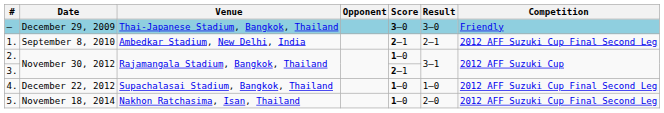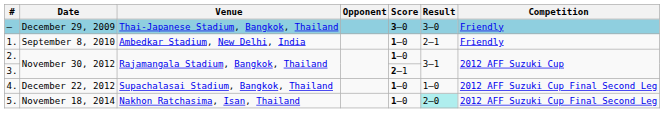(399, 41) 2–1 -> (399, 41) 1–0
(559, 41) 2012 AFF Suzuki Cup Final Second Leg -> (482, 41) Friendly
(431, 101) no background -> (431, 101) paleturquoise background
